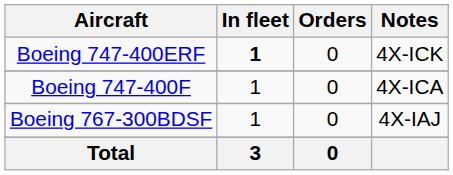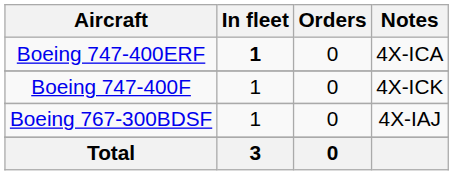(410, 53) 4X-ICK -> (410, 53) 4X-ICA
(410, 86) 4X-ICA -> (410, 86) 4X-ICK
